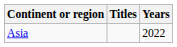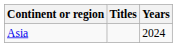(154, 33) 2022 -> (154, 33) 2024
